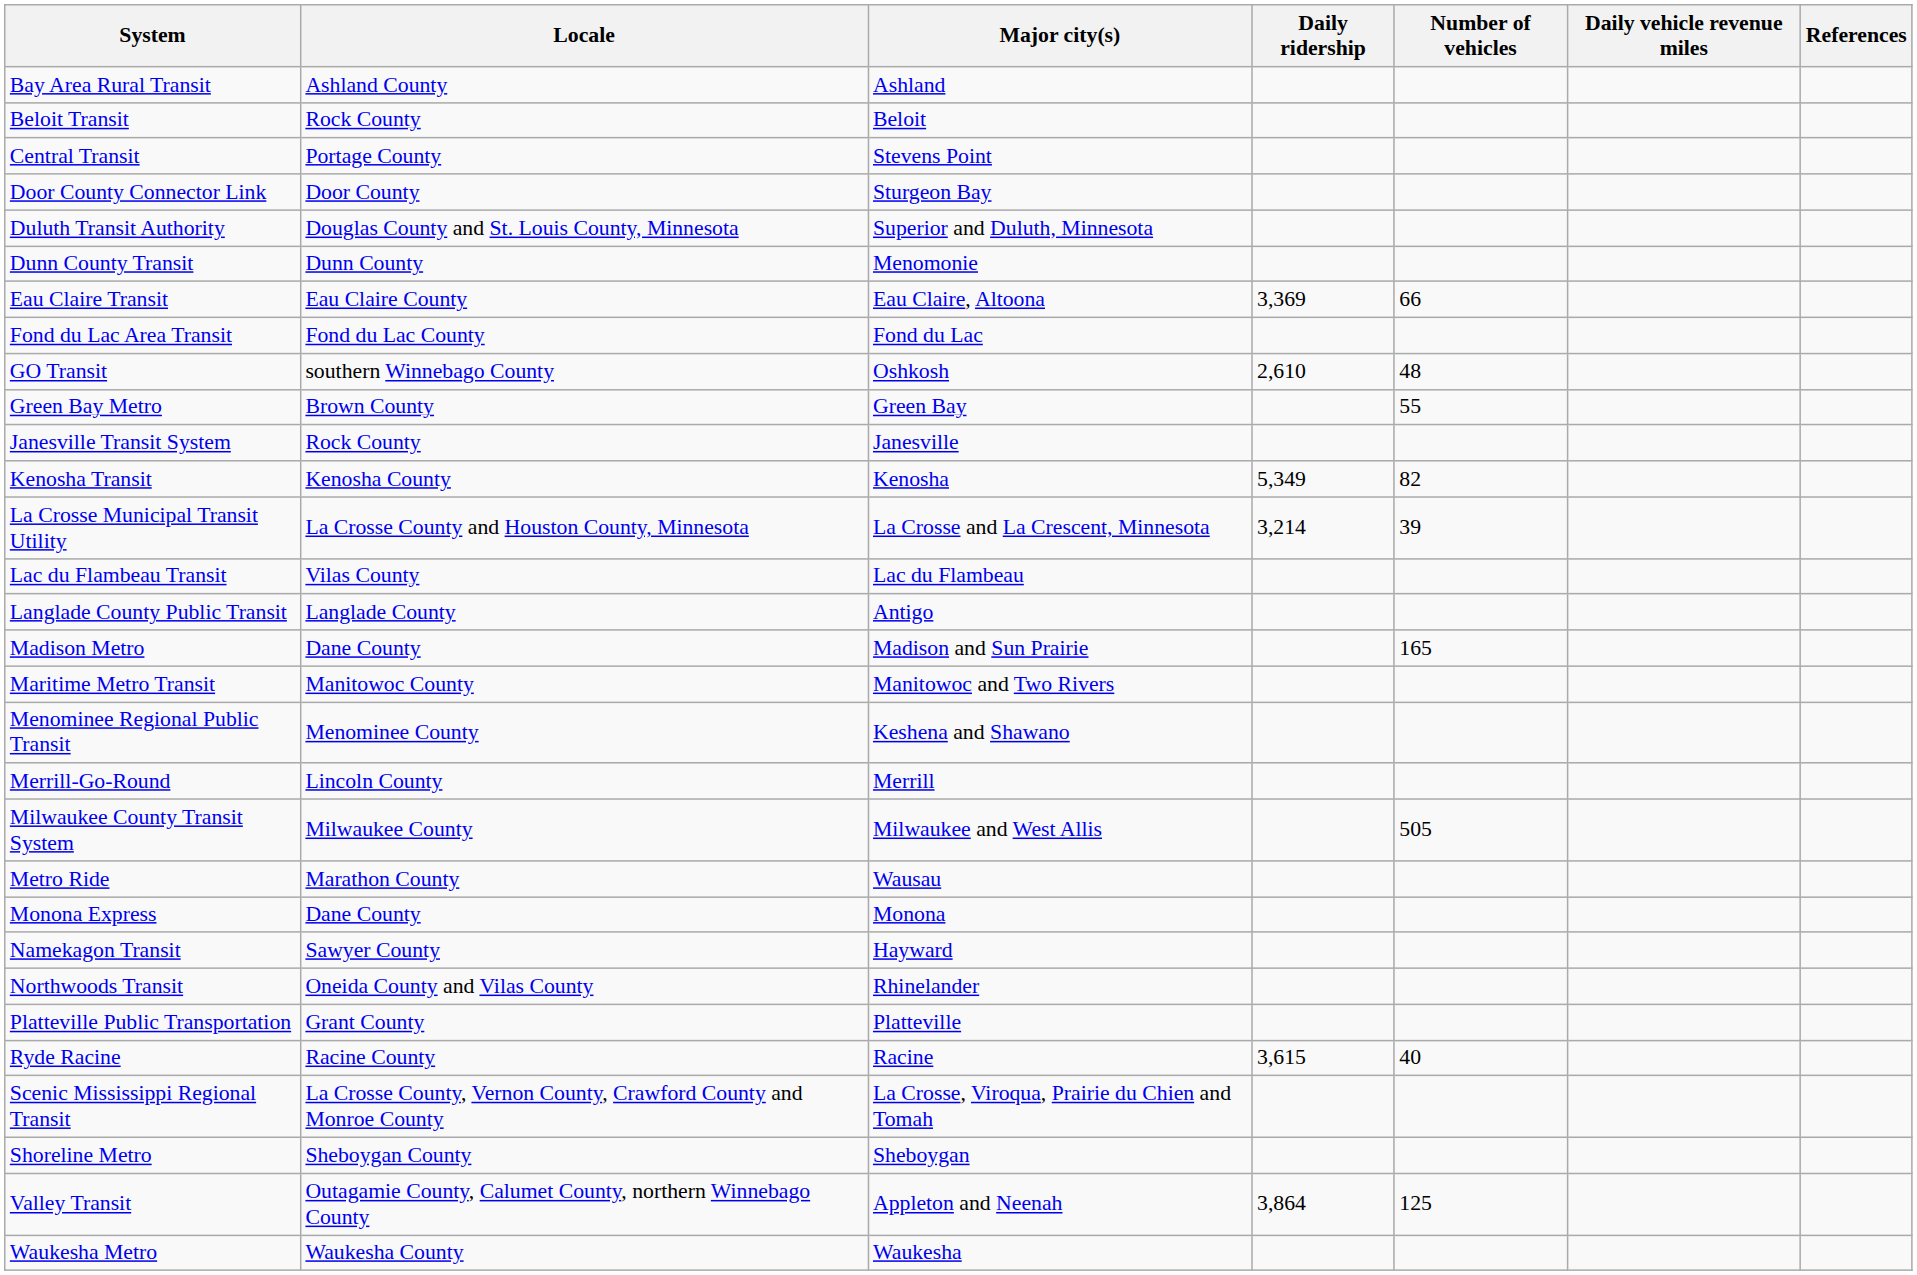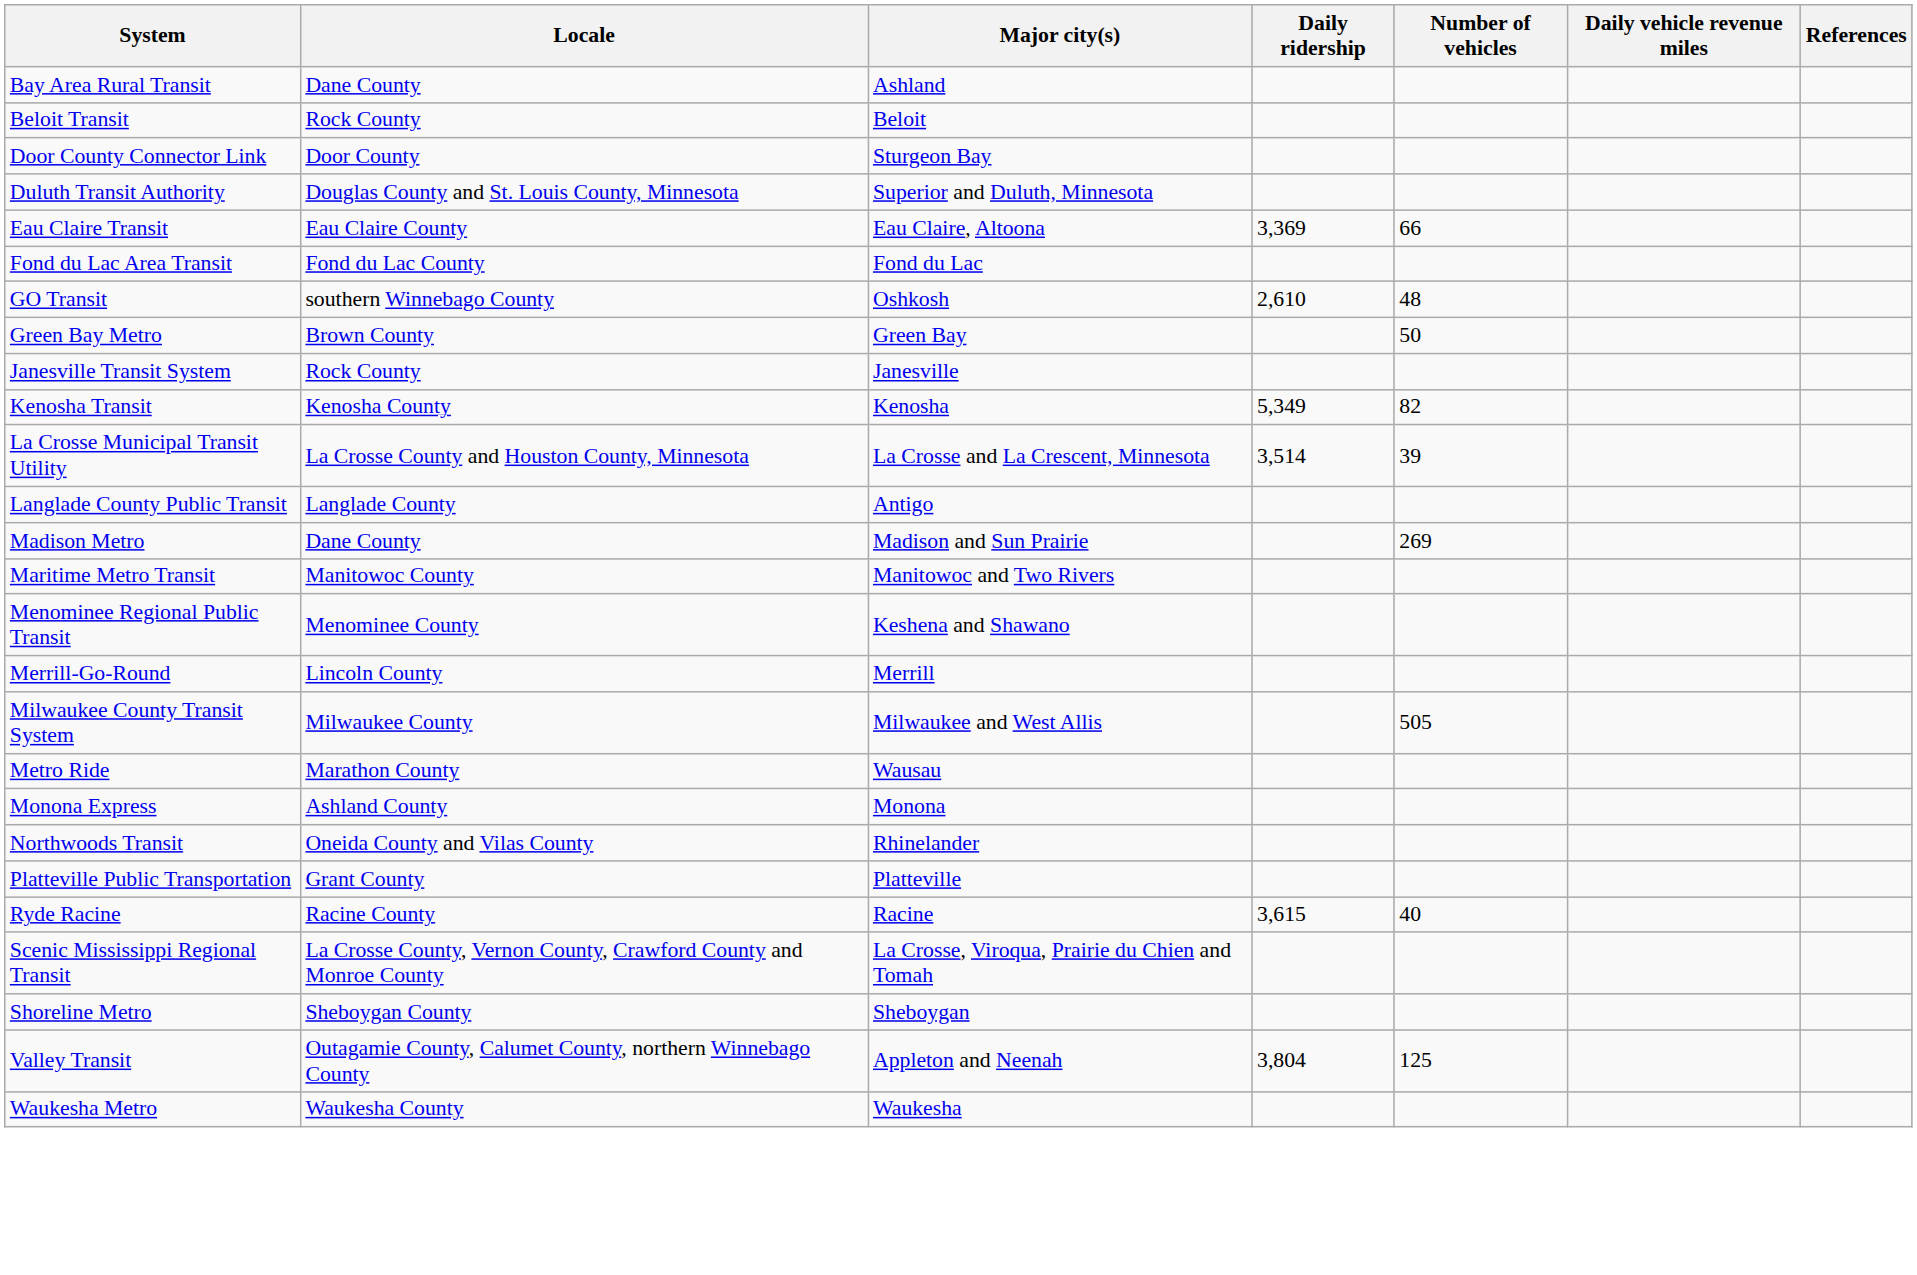(376, 84) Ashland County -> (363, 84) Dane County
- row: (75, 156)
- row: (102, 263)
(1410, 407) 55 -> (1410, 335) 50
(1281, 527) 3,214 -> (1281, 455) 3,514
- row: (118, 576)
(1416, 647) 165 -> (1416, 540) 269
(363, 914) Dane County -> (376, 806) Ashland County
- row: (95, 950)
(1281, 1204) 3,864 -> (1281, 1060) 3,804
